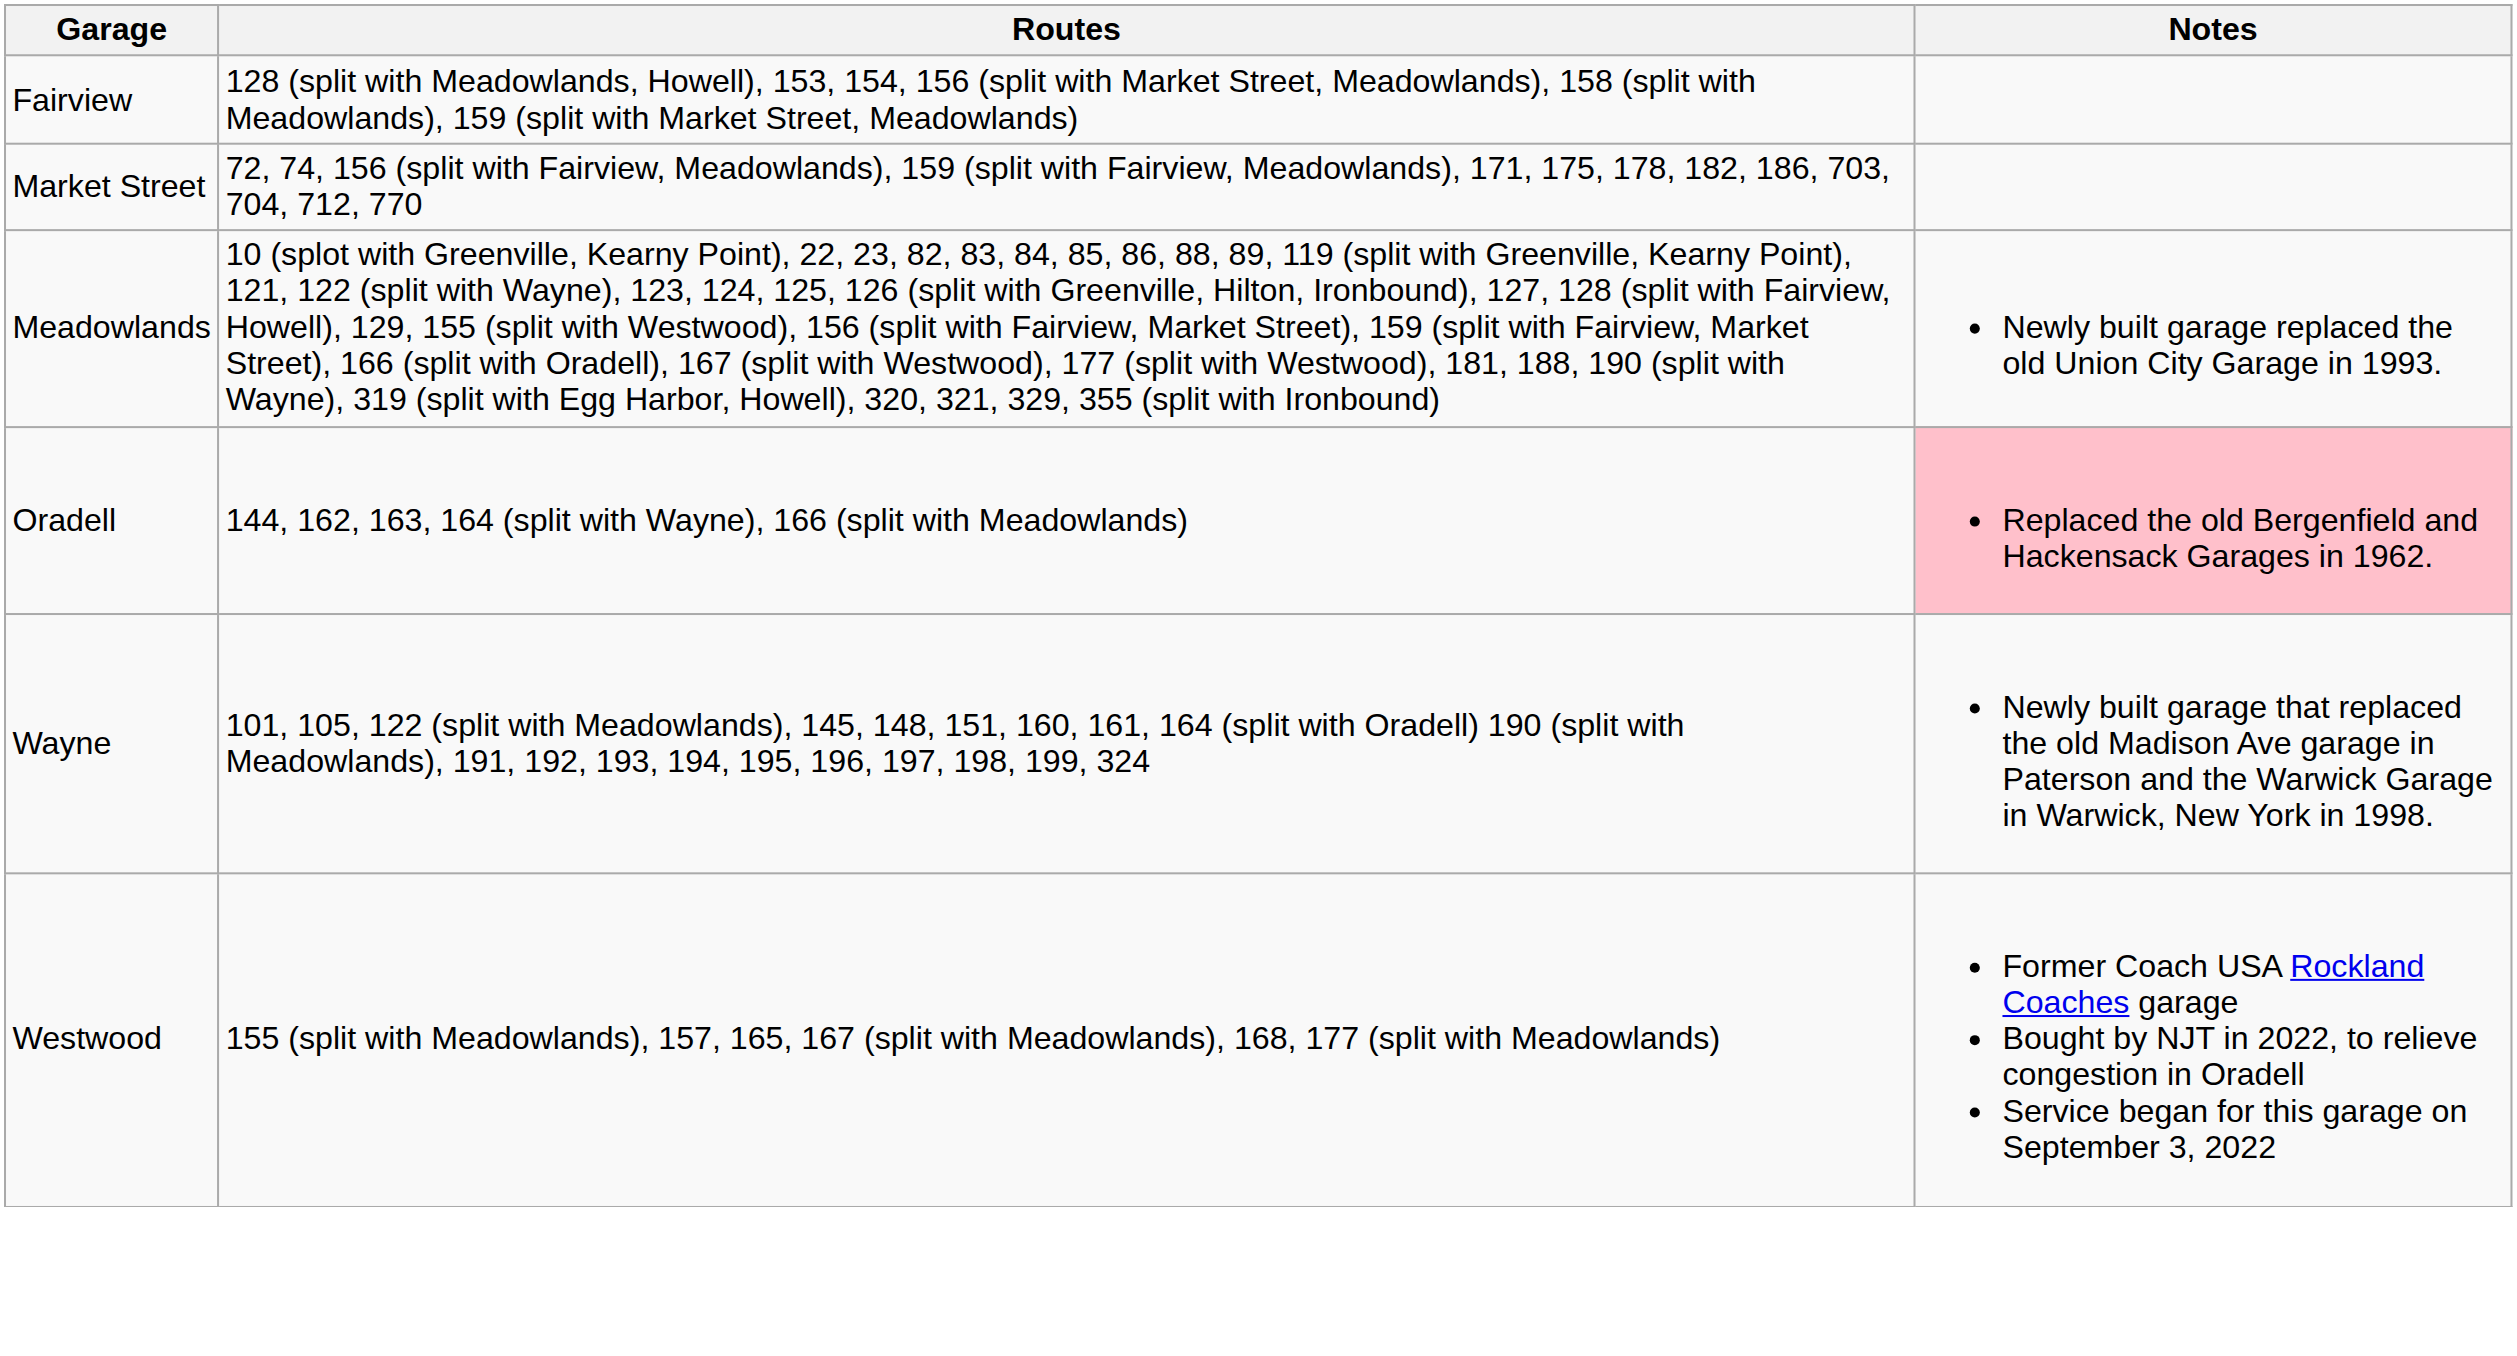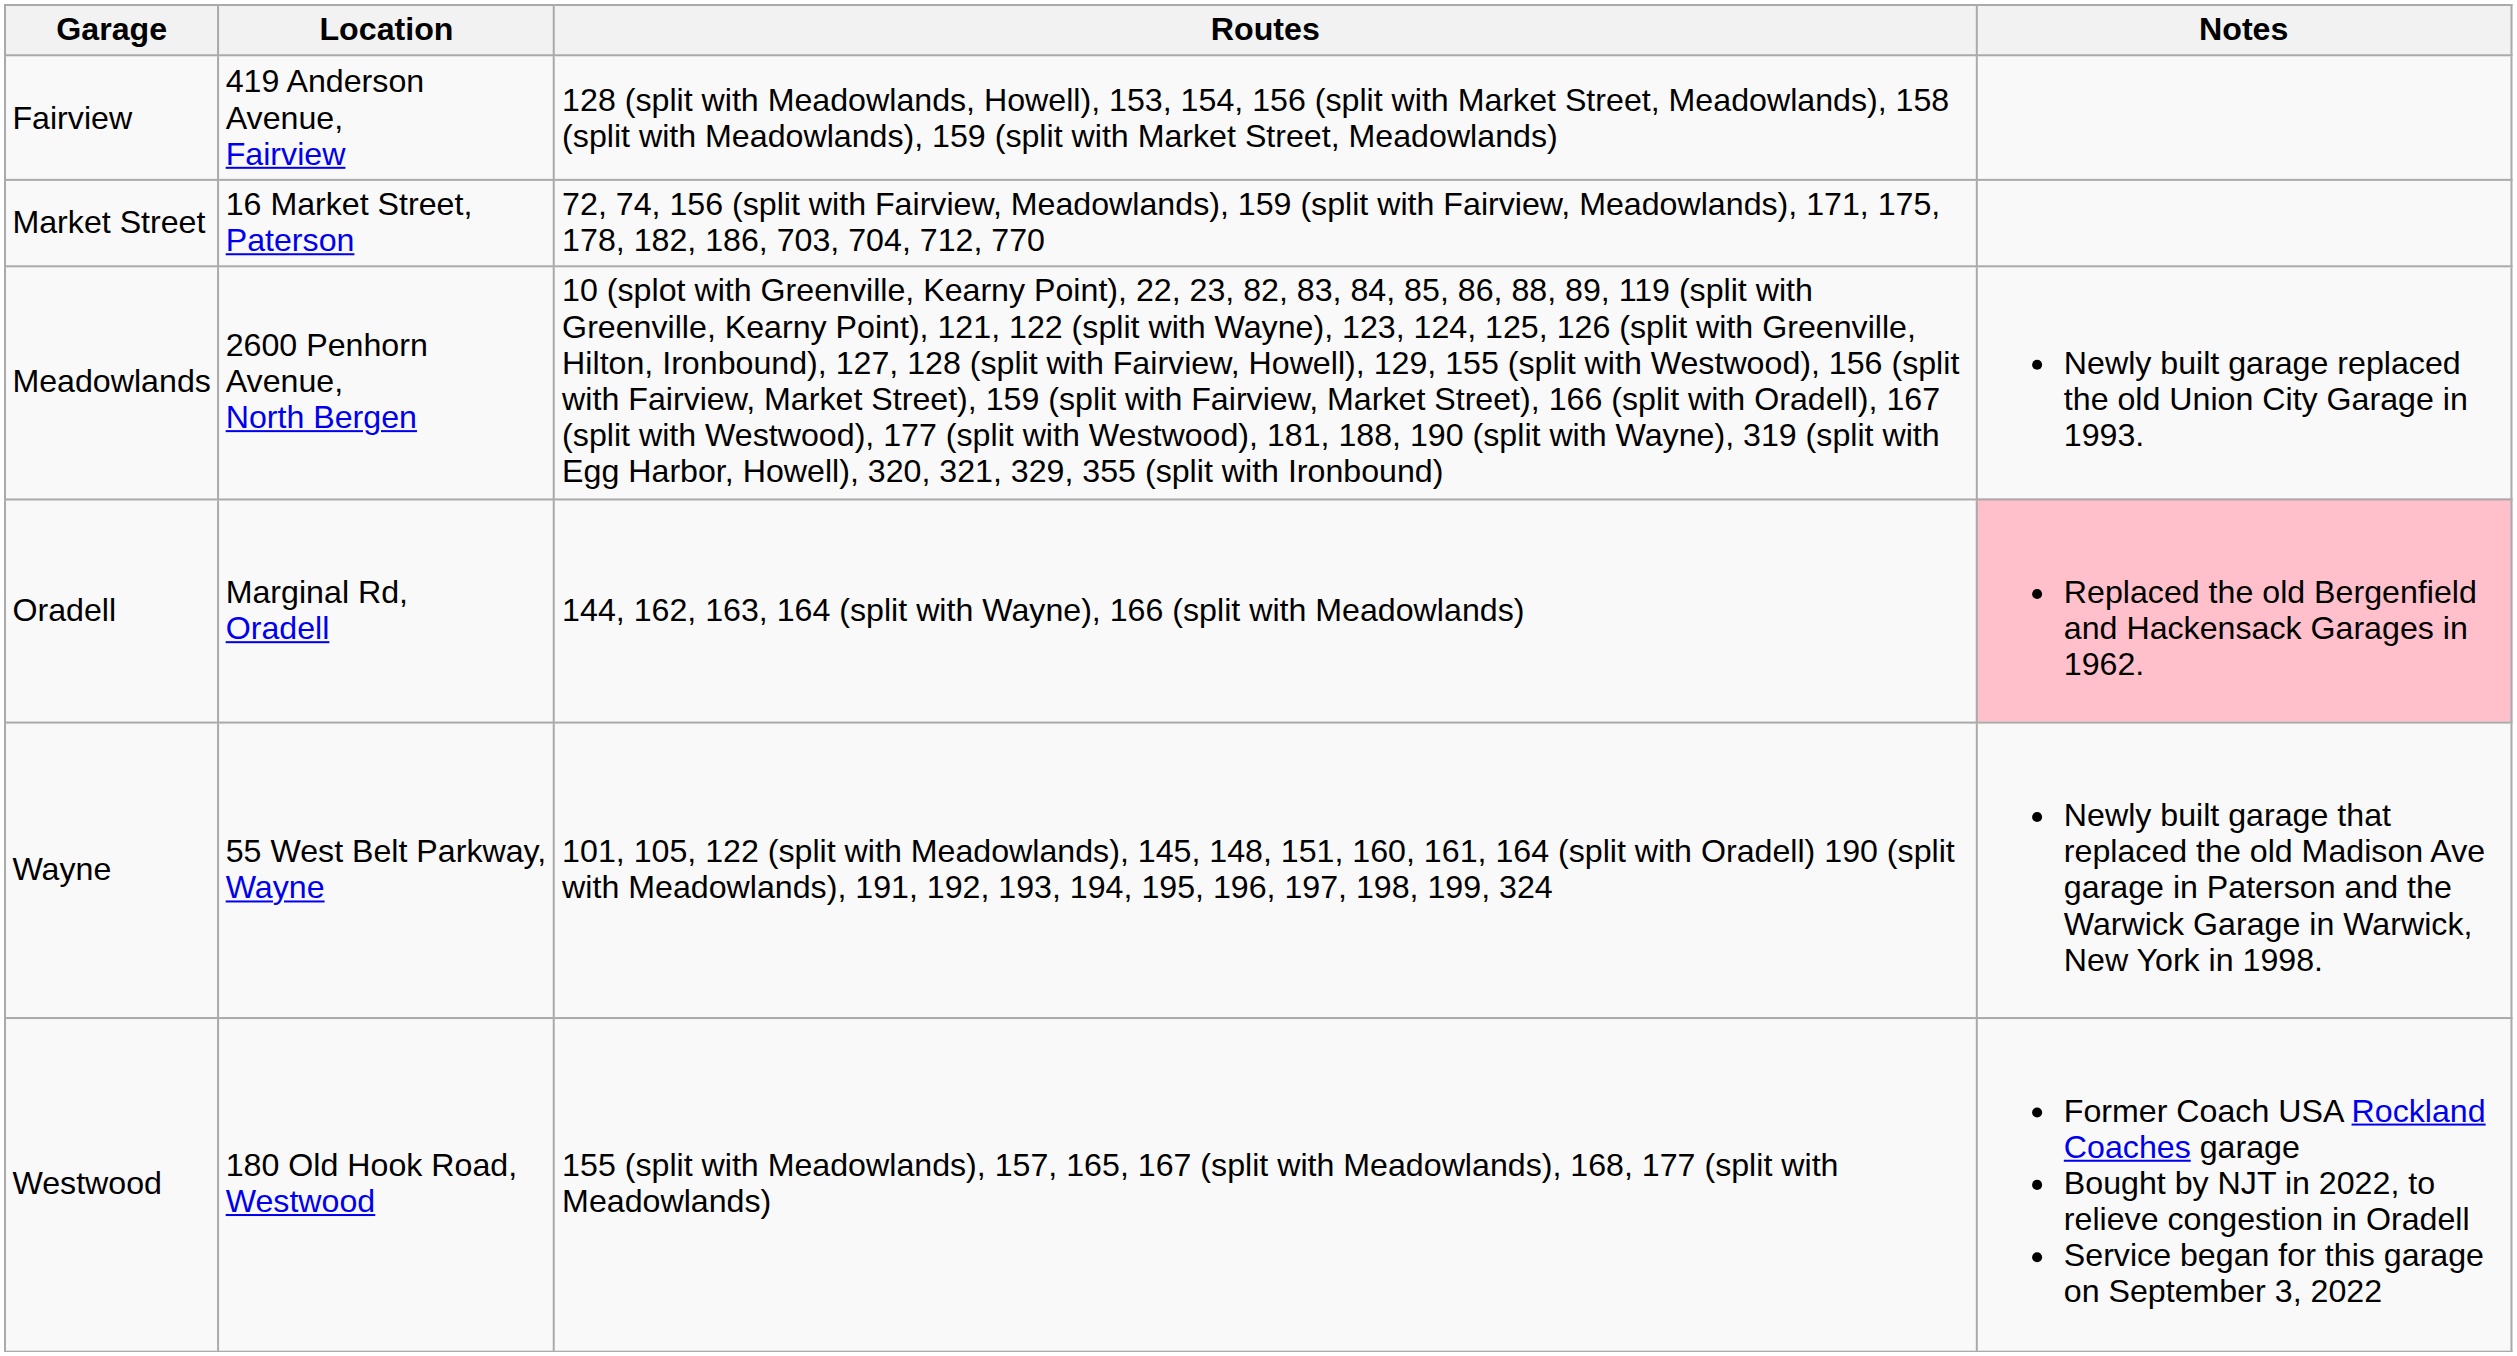+ column: (386, 30)
